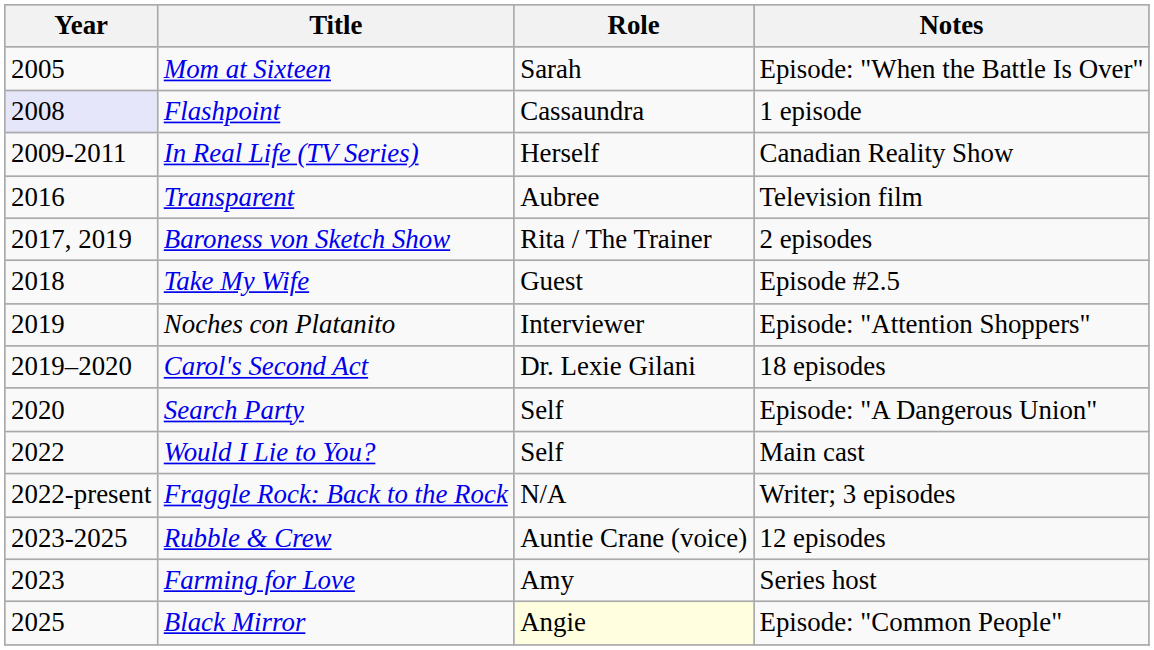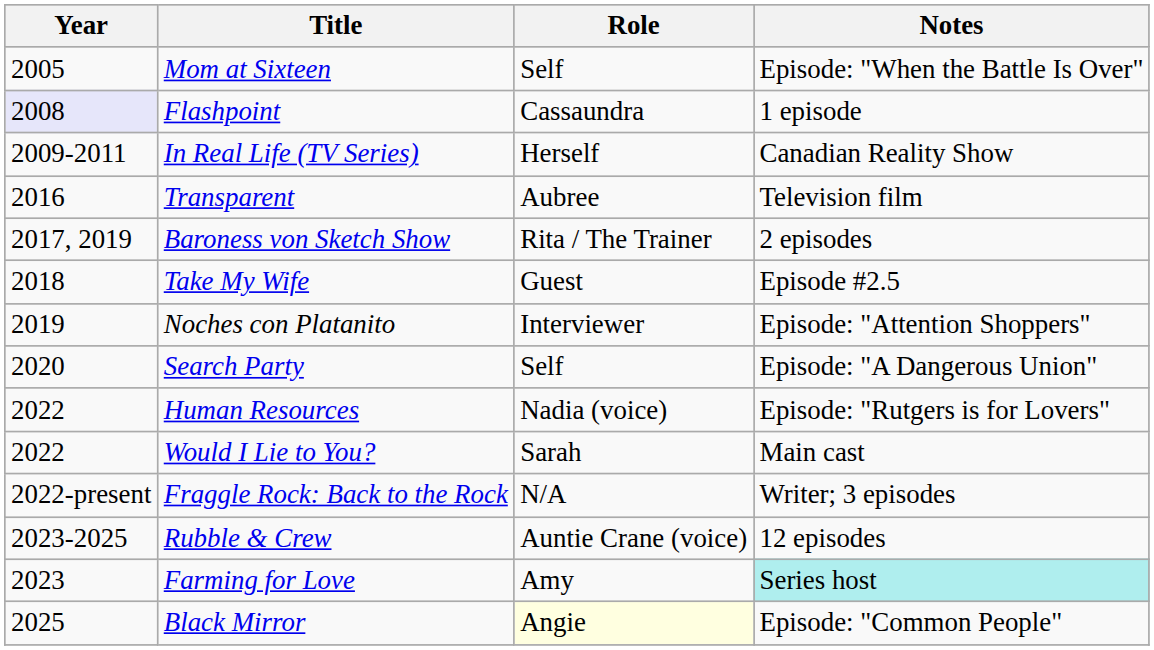(551, 68) Sarah -> (542, 68) Self
- row: (266, 366)
+ row: (261, 409)
(542, 452) Self -> (551, 452) Sarah
(818, 580) no background -> (818, 580) paleturquoise background
